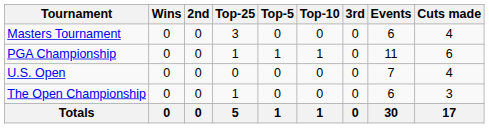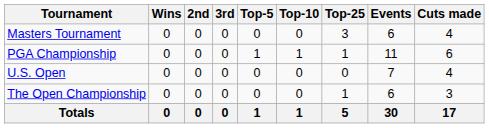columns swapped: (355, 14) <-> (235, 14)
